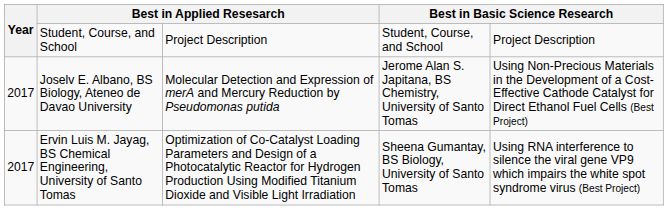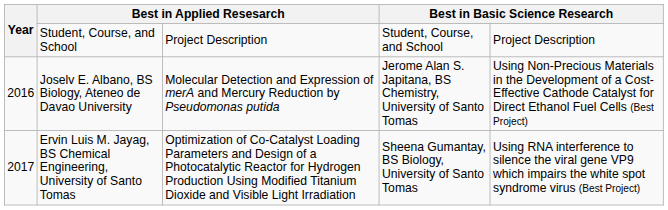(21, 93) 2017 -> (21, 93) 2016
